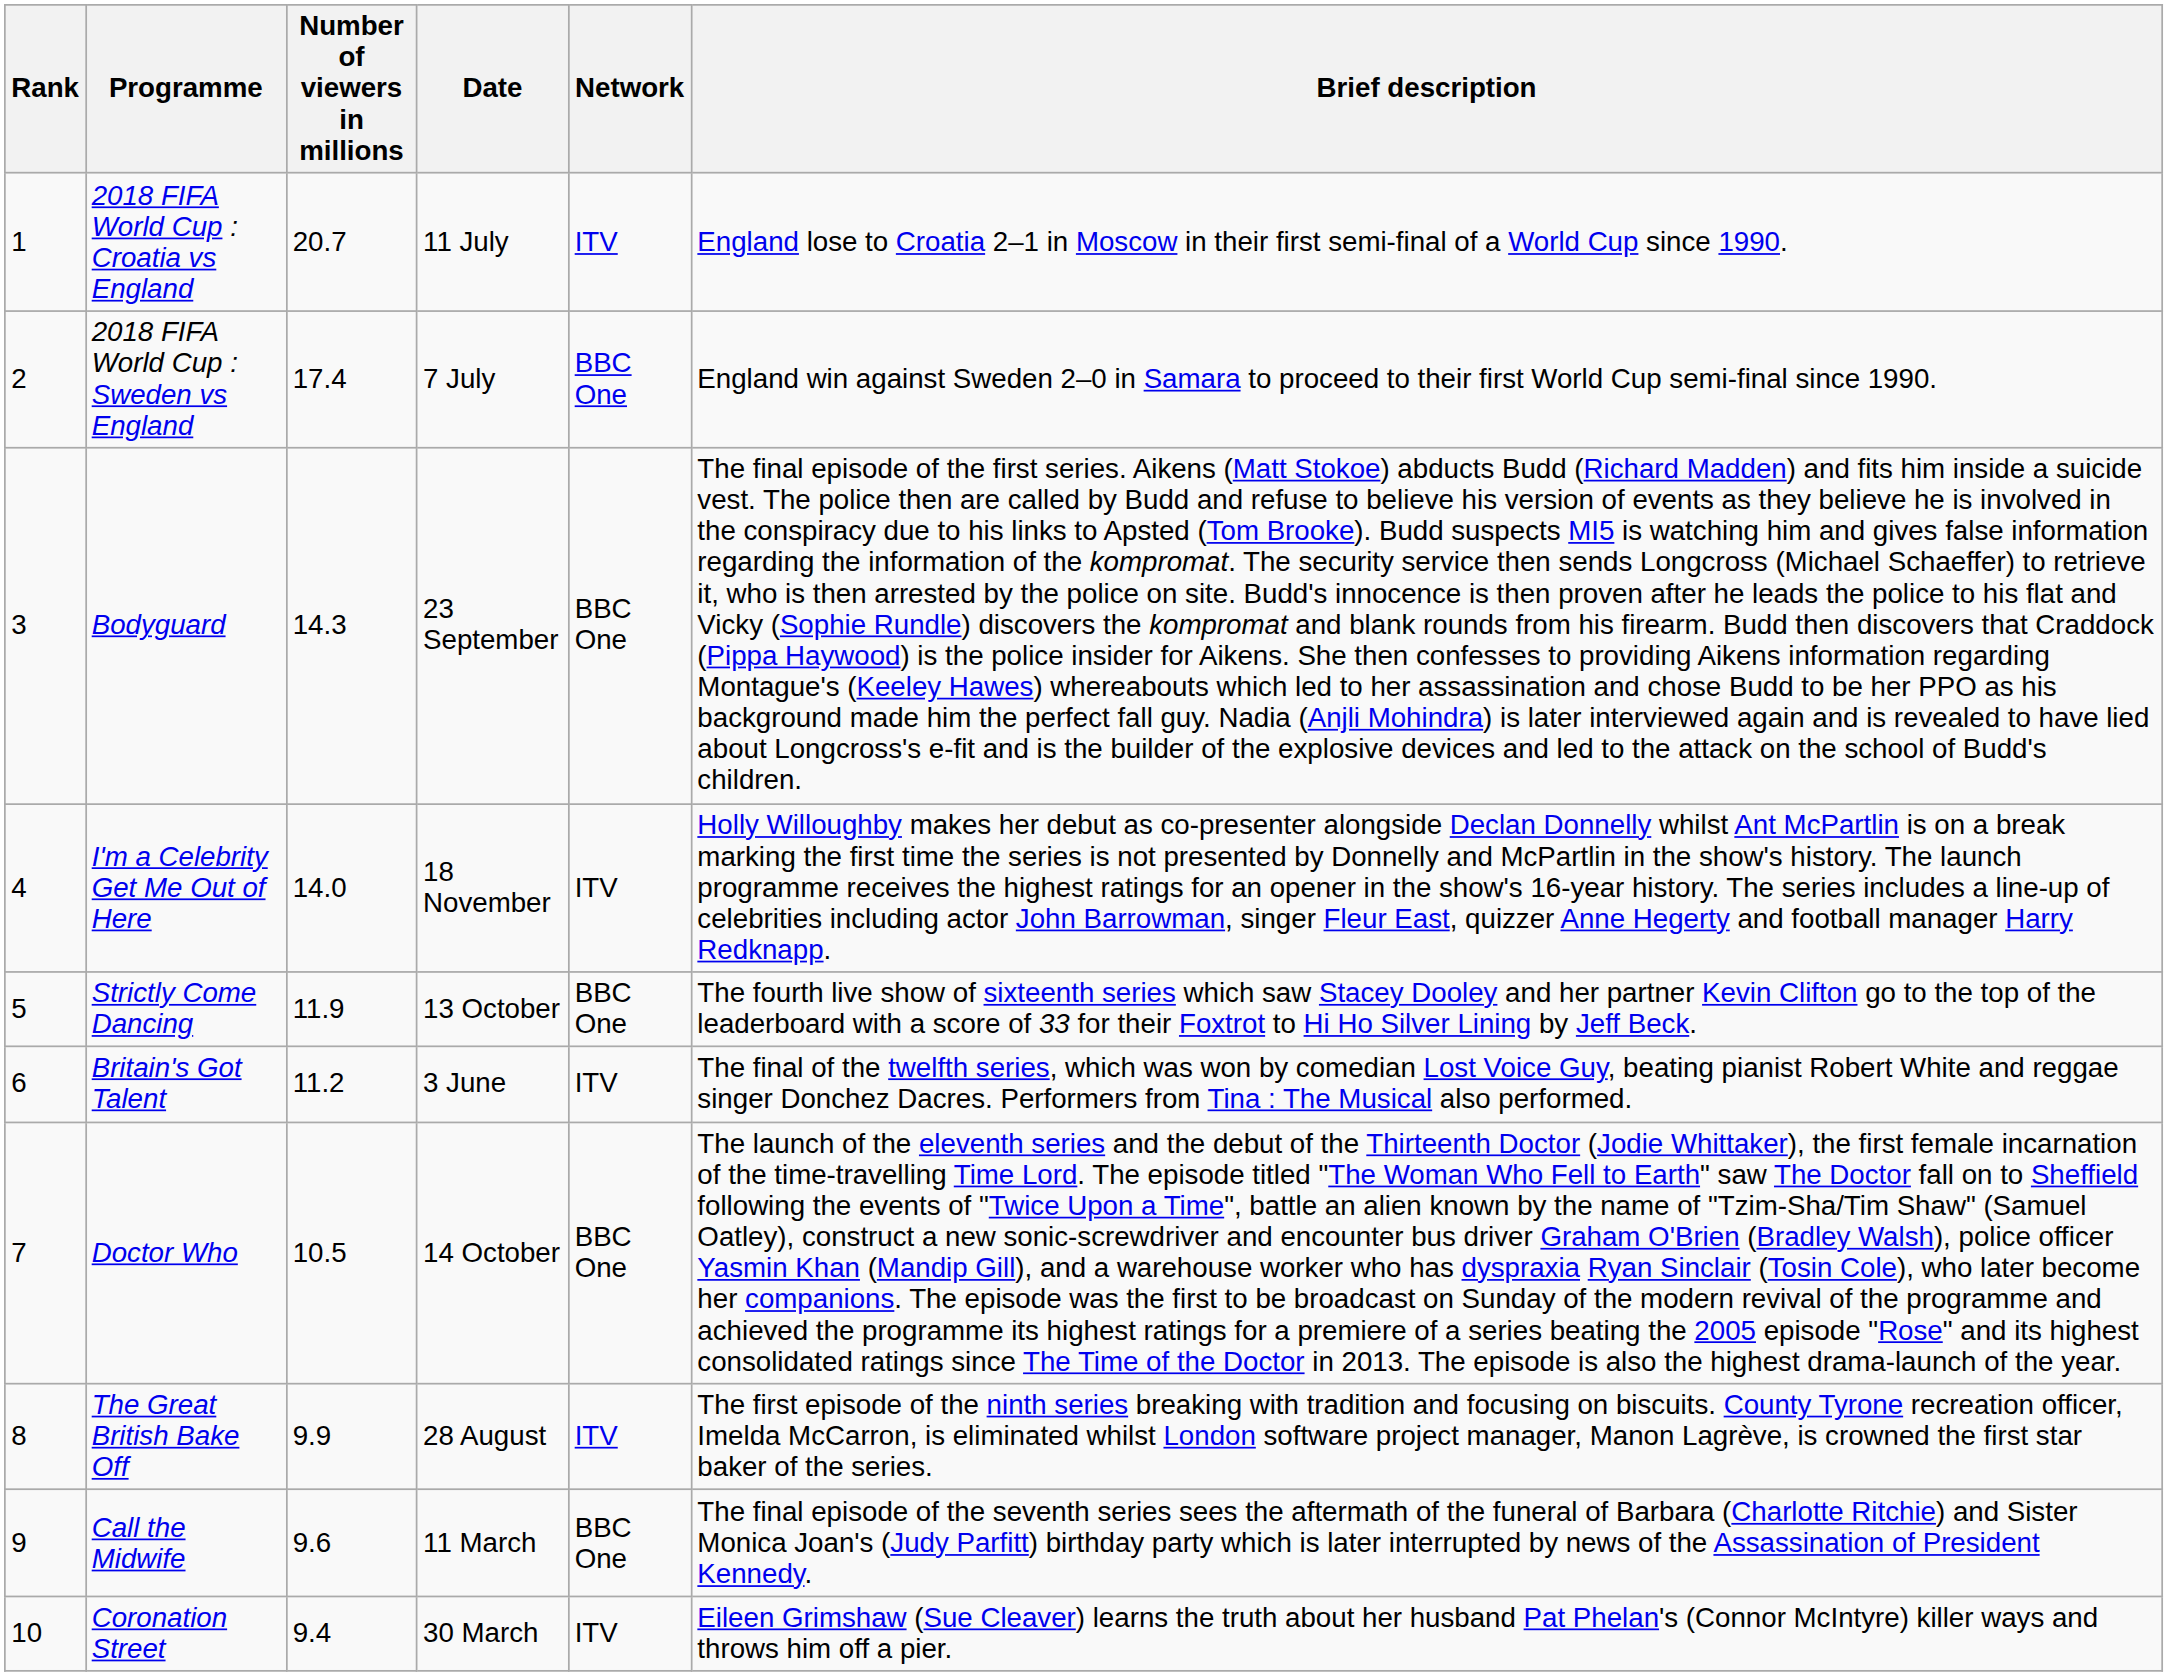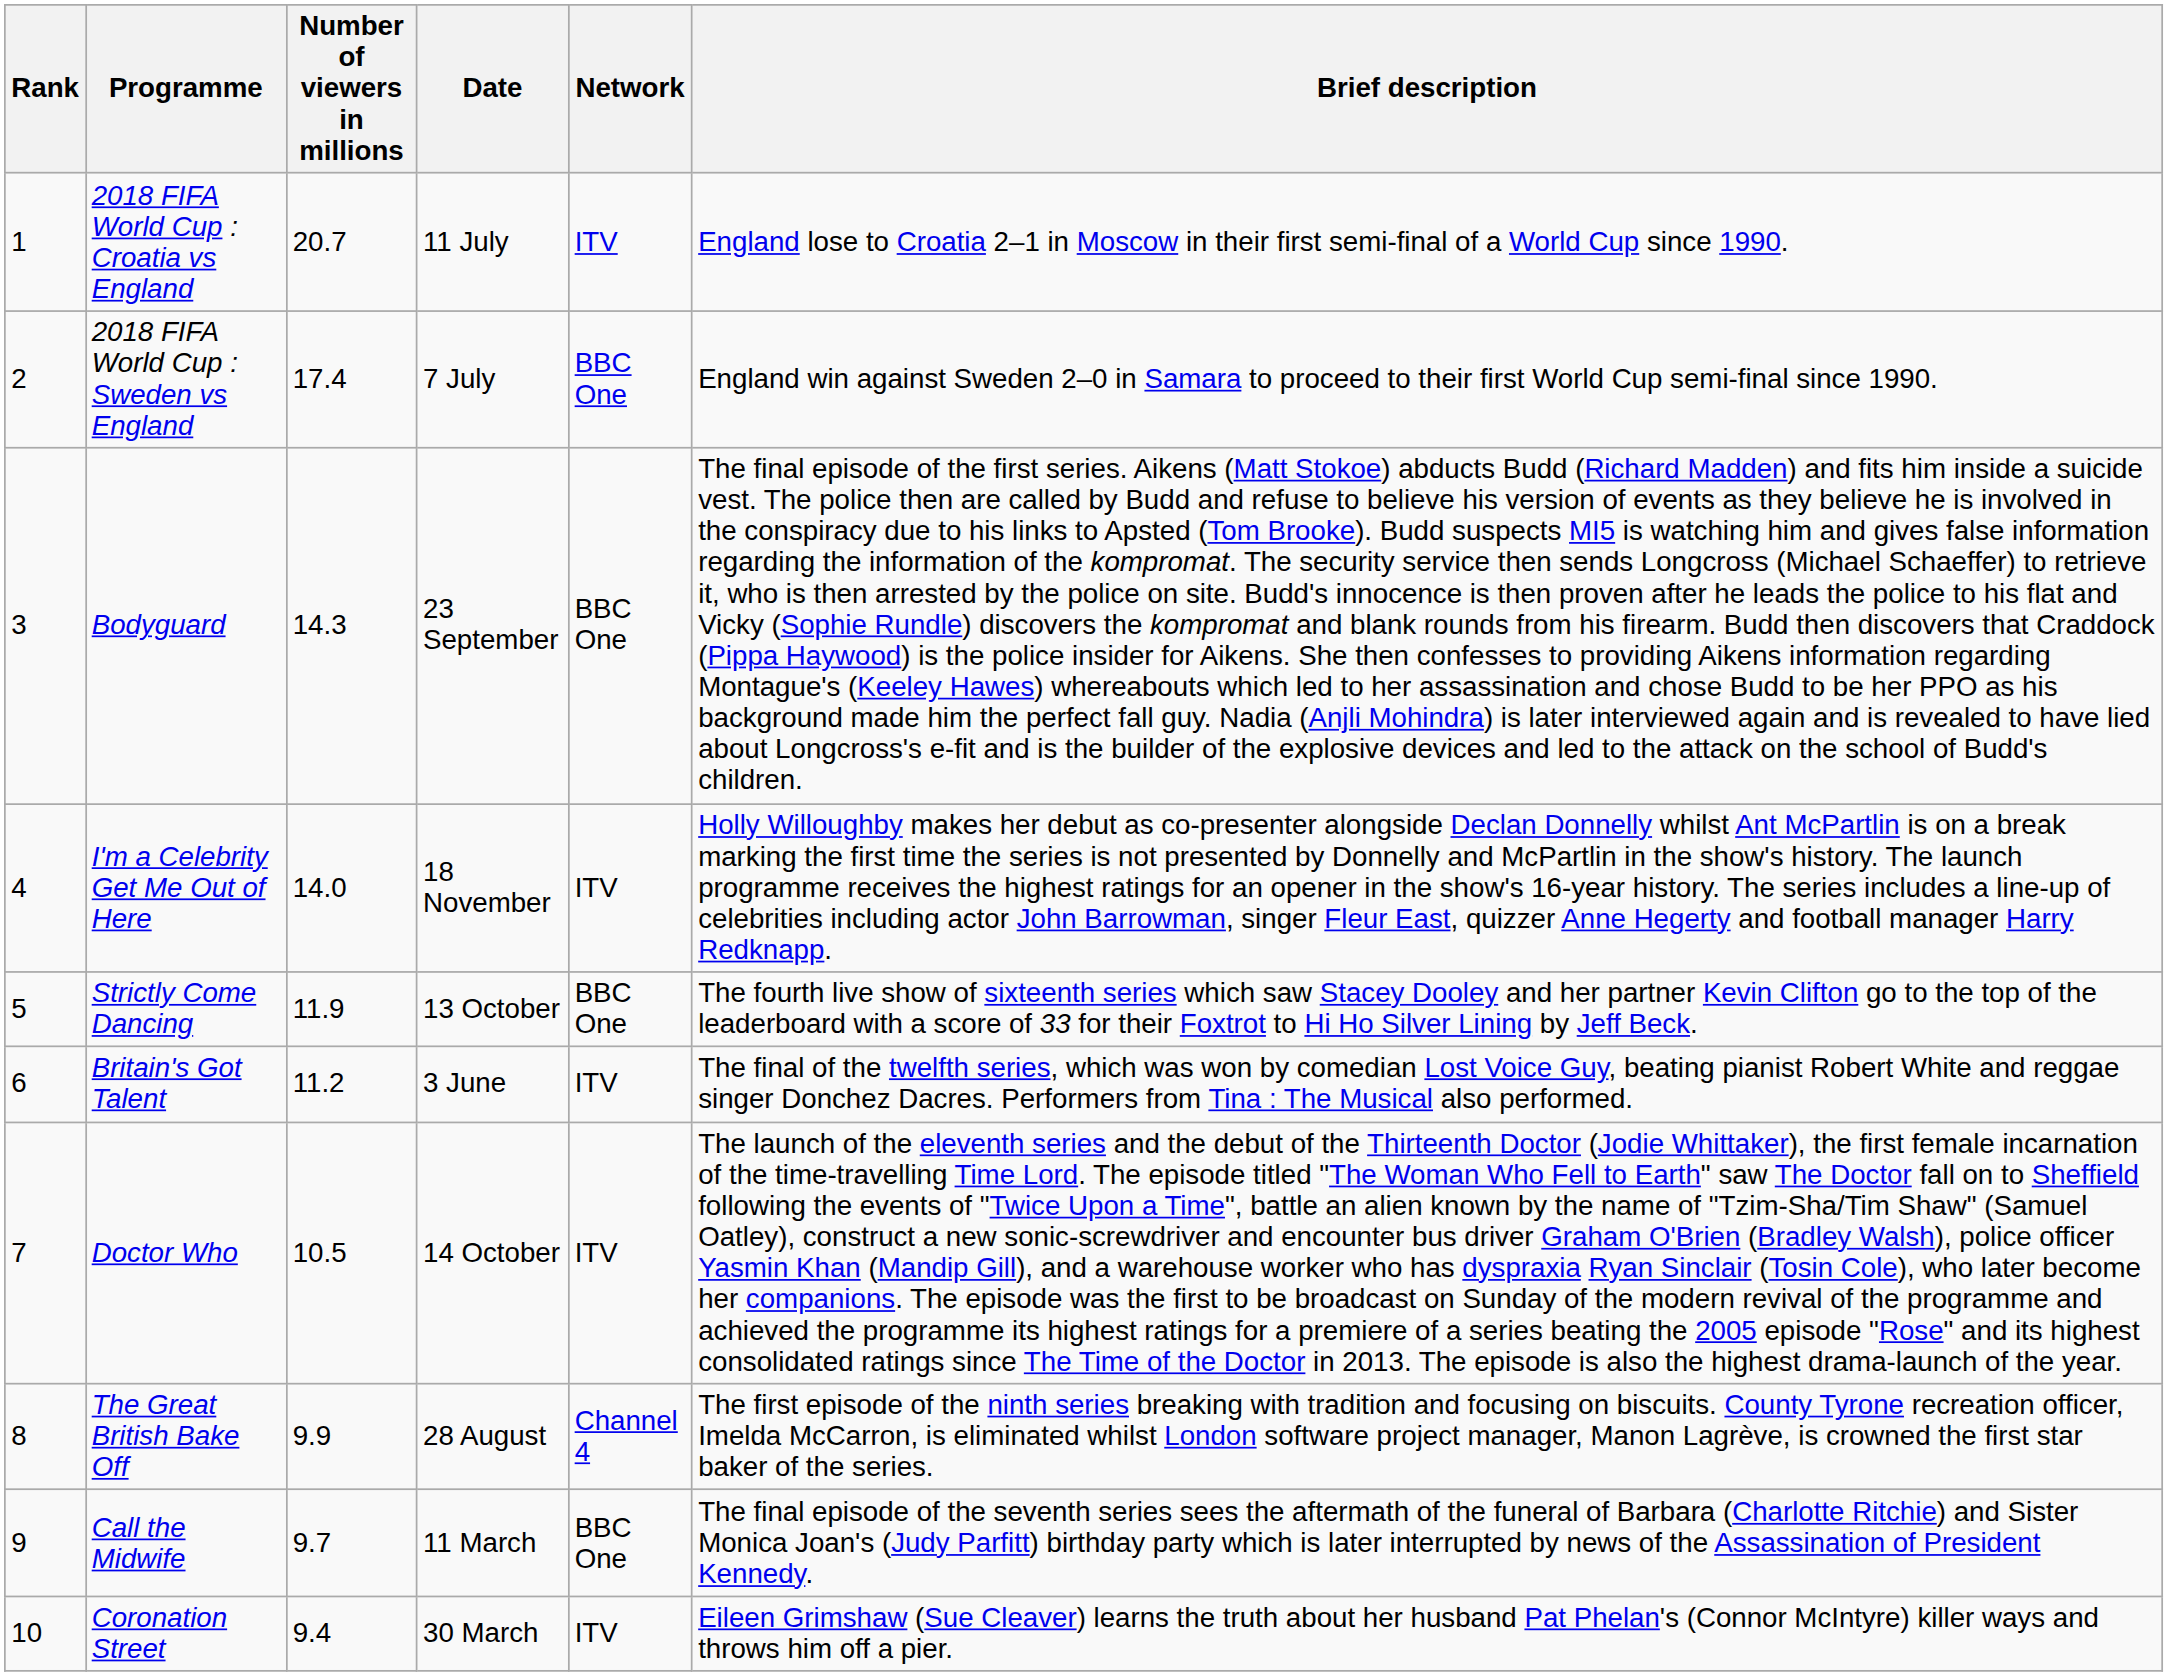(603, 1252) BBC One -> (596, 1252) ITV
(596, 1436) ITV -> (626, 1436) Channel 4
(312, 1542) 9.6 -> (312, 1542) 9.7
